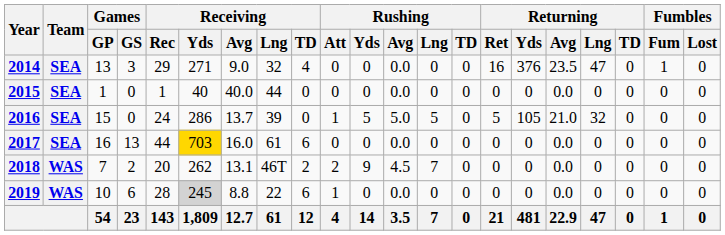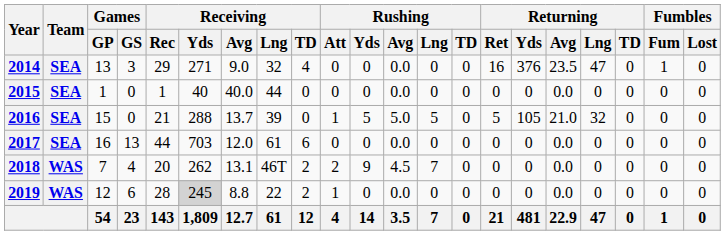(162, 117) 24 -> (162, 117) 21
(200, 117) 286 -> (200, 117) 288
(200, 142) gold background -> (200, 142) no background
(239, 142) 16.0 -> (239, 142) 12.0
(132, 167) 2 -> (132, 167) 4
(103, 192) 10 -> (103, 192) 12
(306, 192) 6 -> (306, 192) 2
